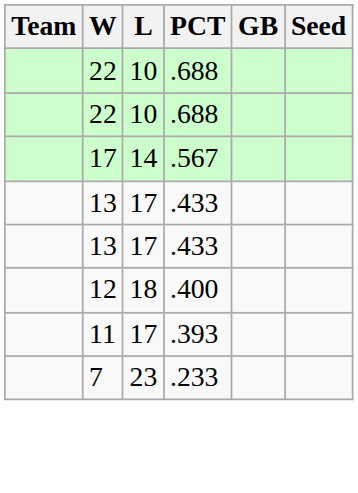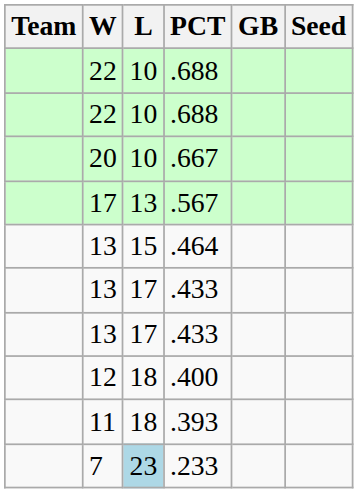+ row: (103, 158)
(143, 158) 14 -> (143, 202) 13
+ row: (103, 245)
(143, 333) 17 -> (143, 421) 18
(143, 377) no background -> (143, 465) lightblue background
